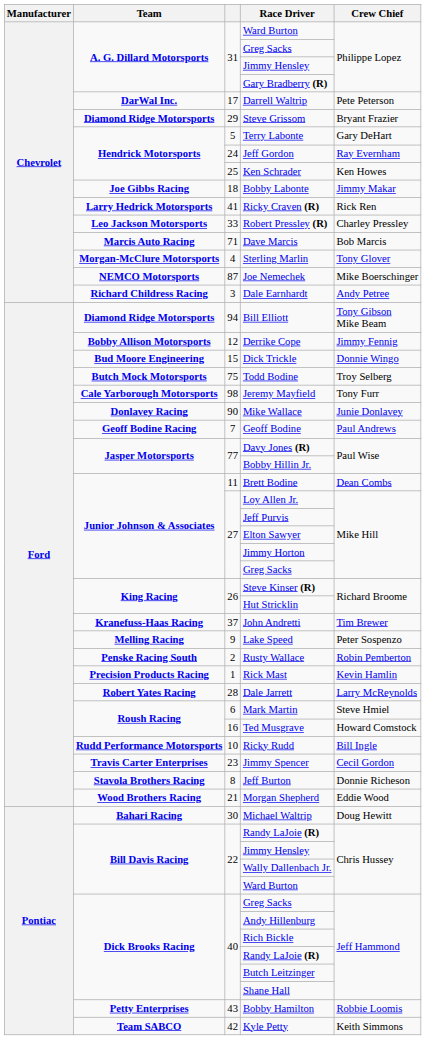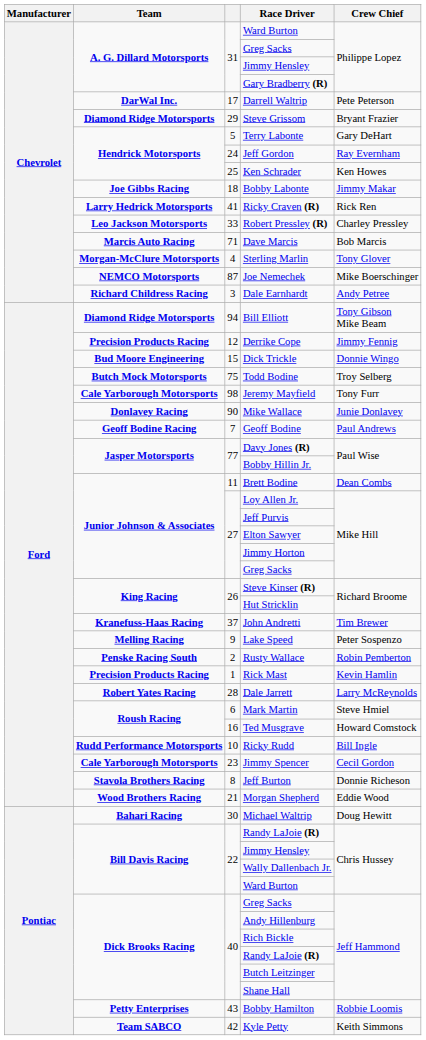(149, 341) Bobby Allison Motorsports -> (149, 341) Precision Products Racing
(149, 762) Travis Carter Enterprises -> (149, 762) Cale Yarborough Motorsports
